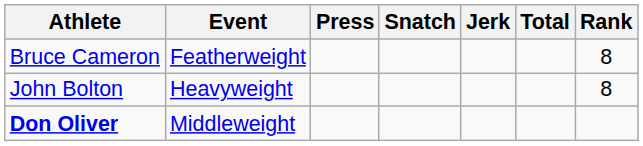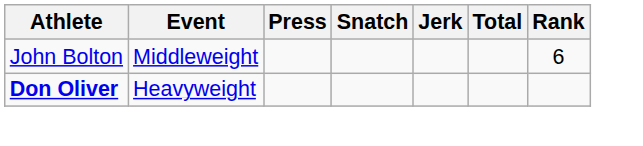- row: (85, 56)
(231, 90) Heavyweight -> (196, 56) Middleweight
(606, 90) 8 -> (558, 56) 6
(233, 124) Middleweight -> (194, 90) Heavyweight
